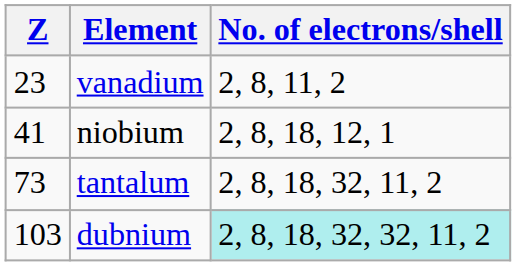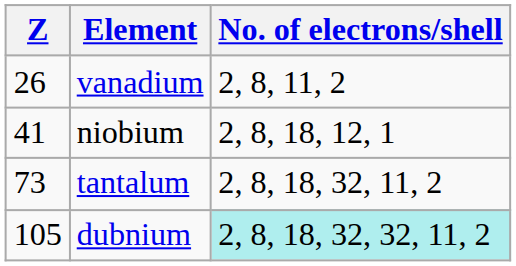(30, 81) 23 -> (30, 81) 26
(38, 234) 103 -> (38, 234) 105
